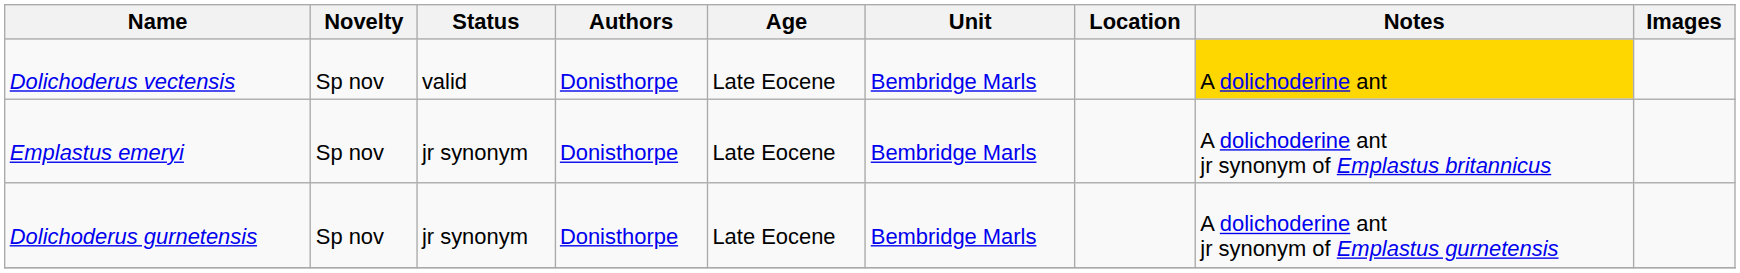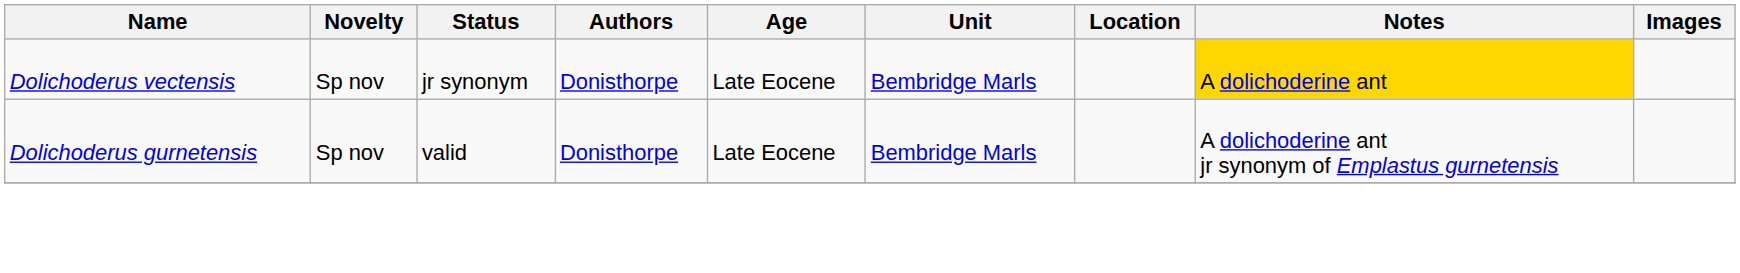(444, 81) valid -> (475, 81) jr synonym
- row: (97, 153)
(475, 237) jr synonym -> (444, 153) valid
